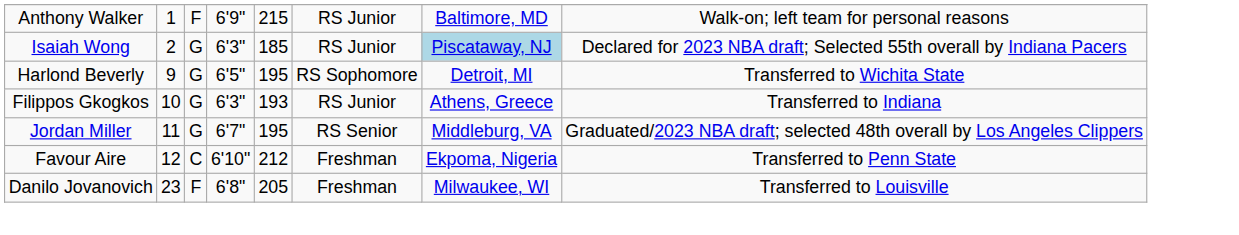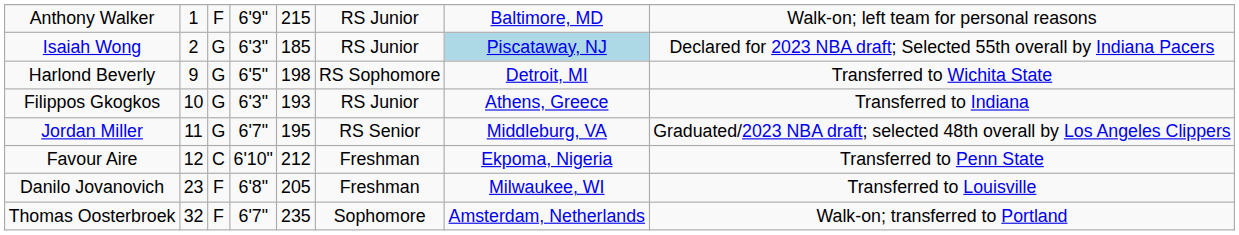(273, 74) 195 -> (296, 74) 198
+ row: (92, 215)
